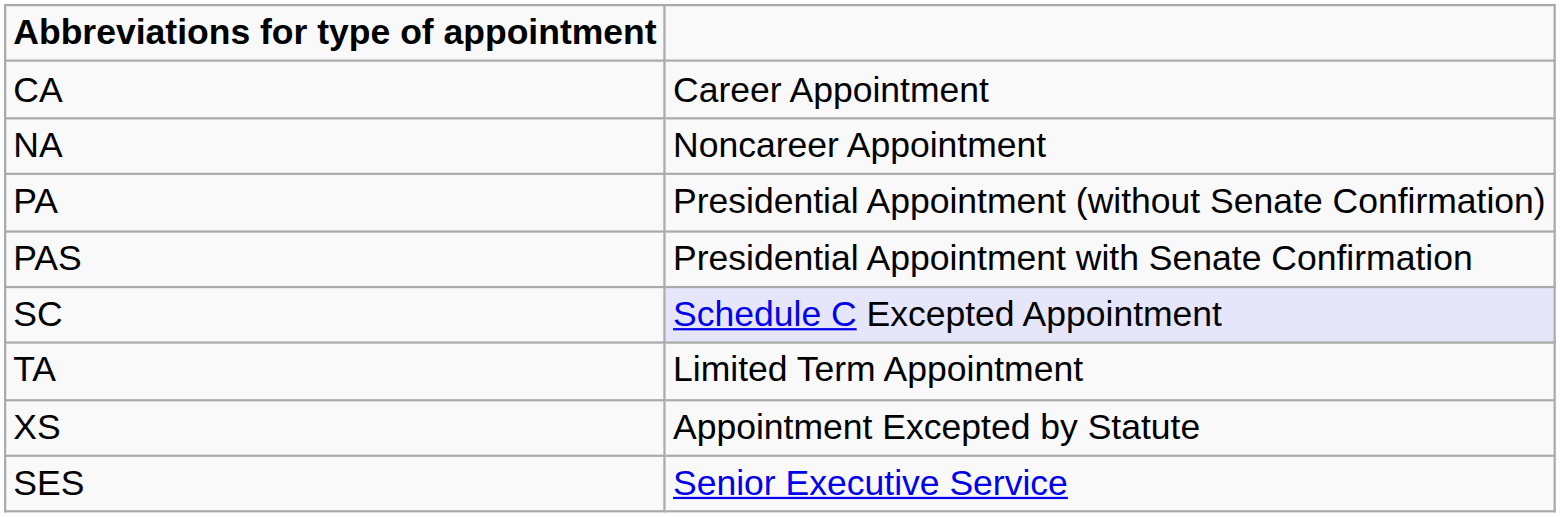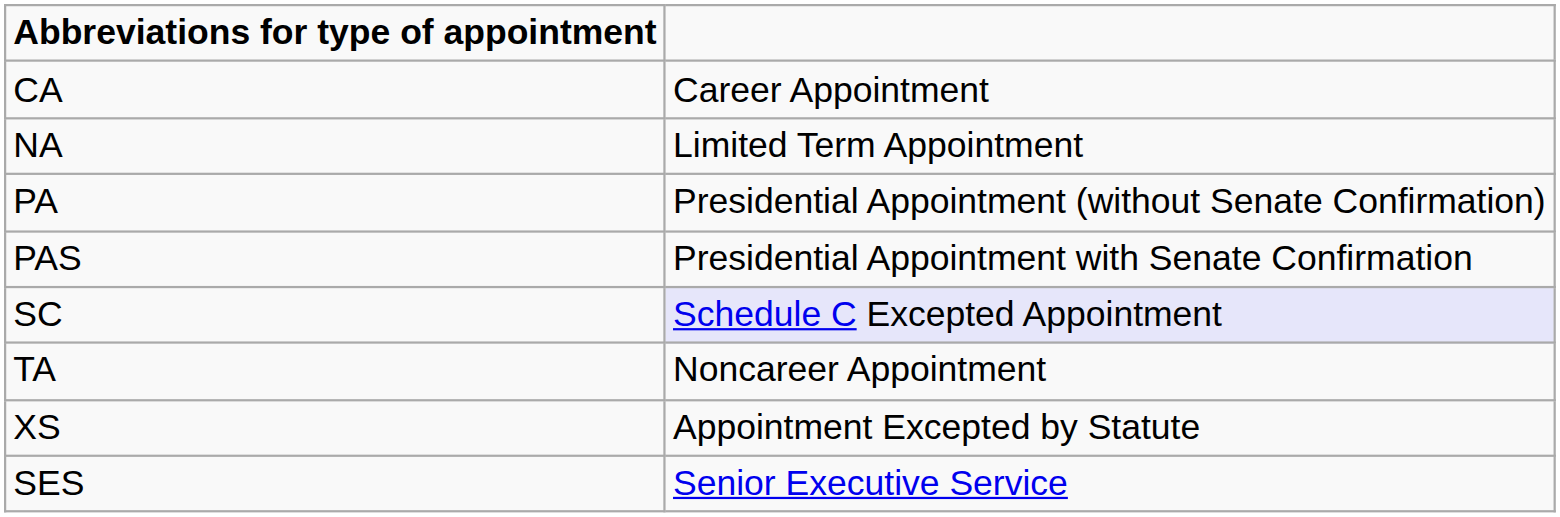(860, 145) Noncareer Appointment -> (878, 145) Limited Term Appointment
(878, 370) Limited Term Appointment -> (860, 370) Noncareer Appointment
